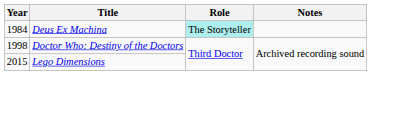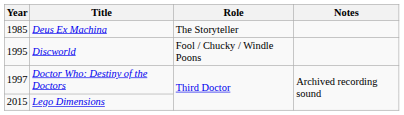(17, 29) 1984 -> (17, 29) 1985
(220, 29) paleturquoise background -> (207, 29) no background
+ row: (54, 51)
(17, 45) 1998 -> (17, 79) 1997
